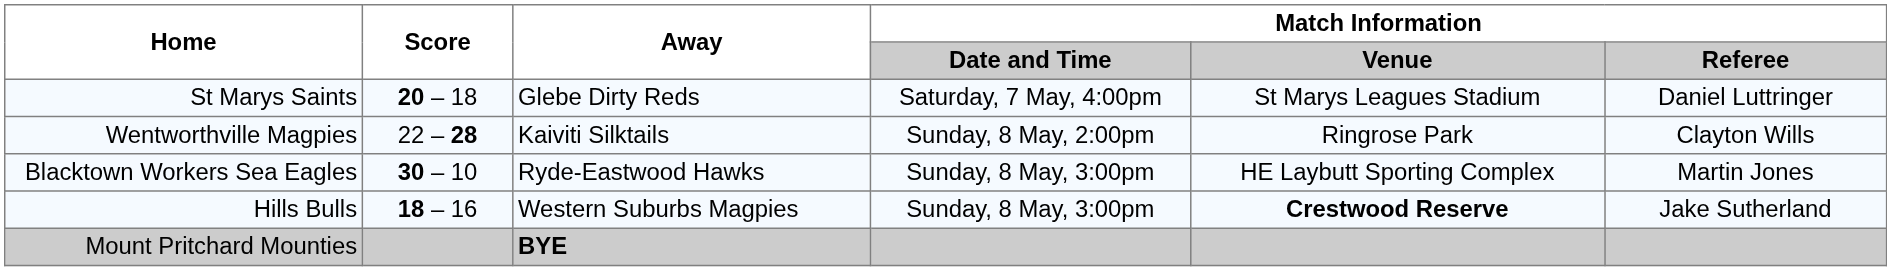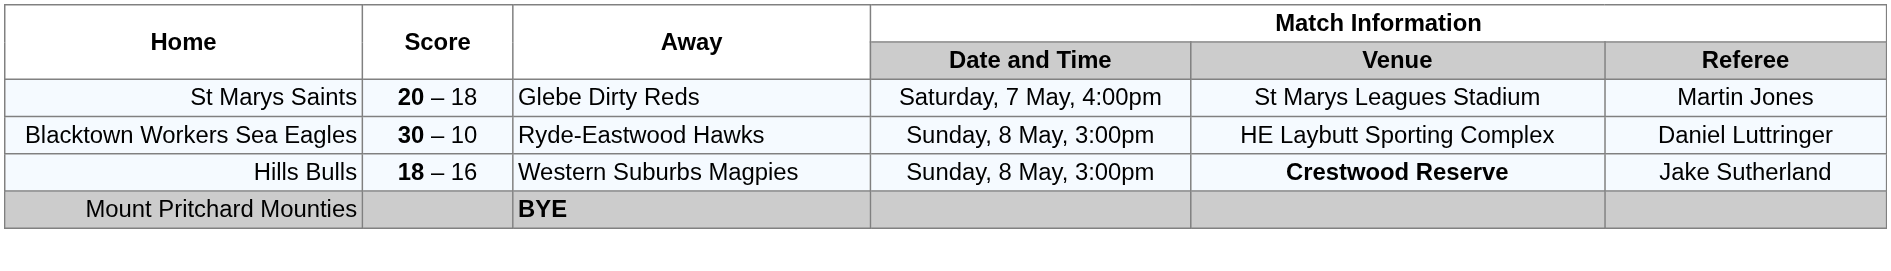(1745, 97) Daniel Luttringer -> (1745, 97) Martin Jones
- row: (231, 134)
(1745, 172) Martin Jones -> (1745, 134) Daniel Luttringer
